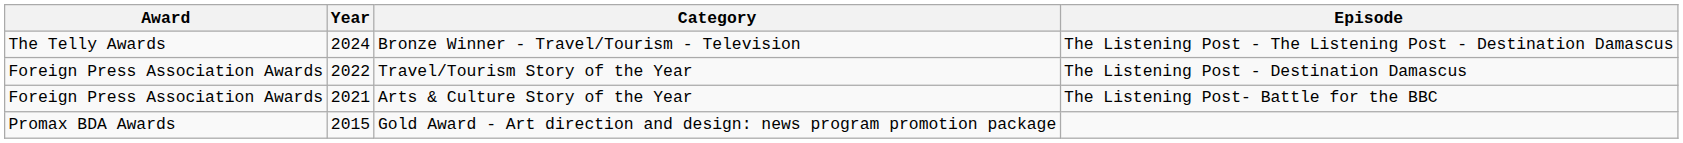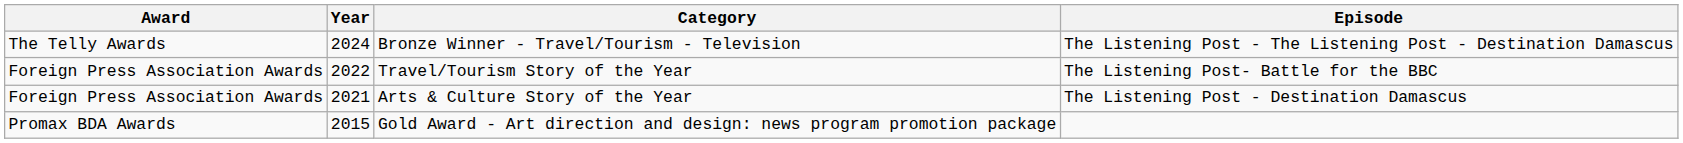(1266, 71) The Listening Post - Destination Damascus -> (1251, 71) The Listening Post- Battle for the BBC
(1251, 98) The Listening Post- Battle for the BBC -> (1266, 98) The Listening Post - Destination Damascus
